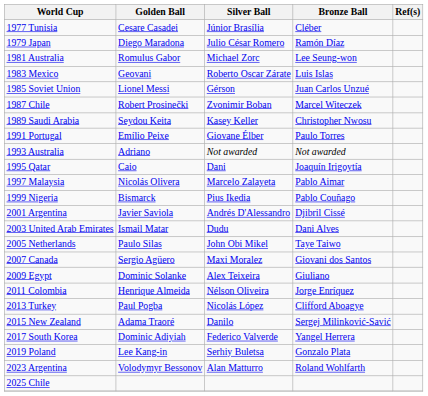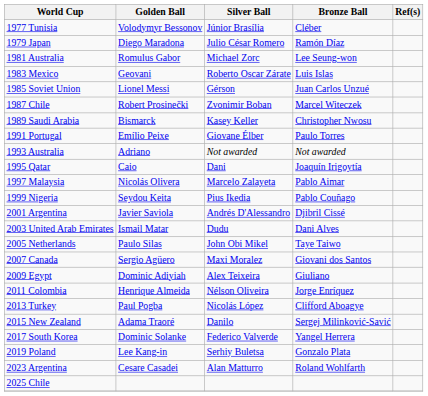(148, 27) Cesare Casadei -> (160, 27) Volodymyr Bessonov
(145, 120) Seydou Keita -> (137, 120) Bismarck
(137, 197) Bismarck -> (145, 197) Seydou Keita
(152, 275) Dominic Solanke -> (152, 275) Dominic Adiyiah
(152, 337) Dominic Adiyiah -> (152, 337) Dominic Solanke
(160, 368) Volodymyr Bessonov -> (148, 368) Cesare Casadei
